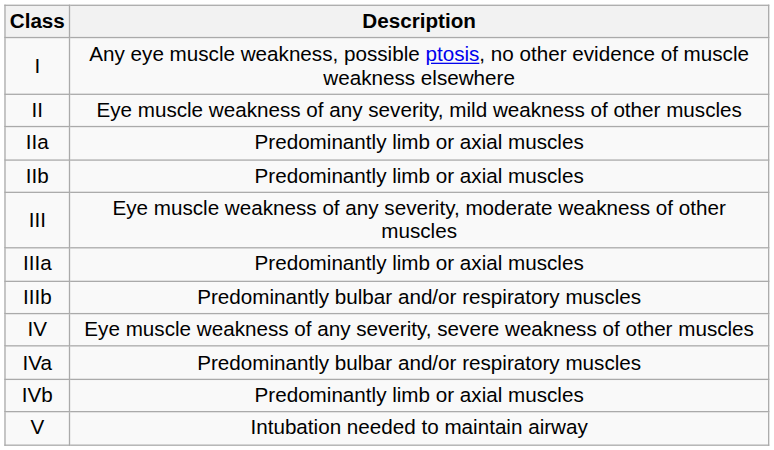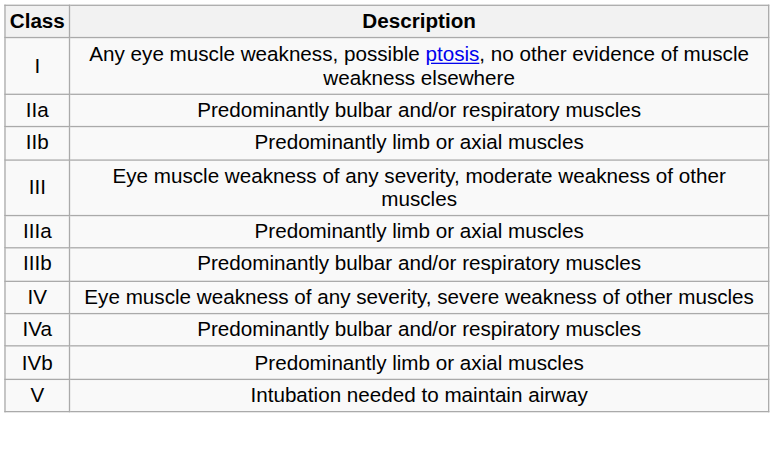- row: (37, 110)
(419, 142) Predominantly limb or axial muscles -> (419, 110) Predominantly bulbar and/or respiratory muscles
